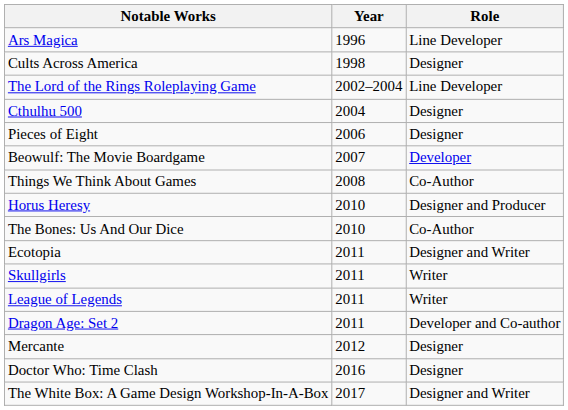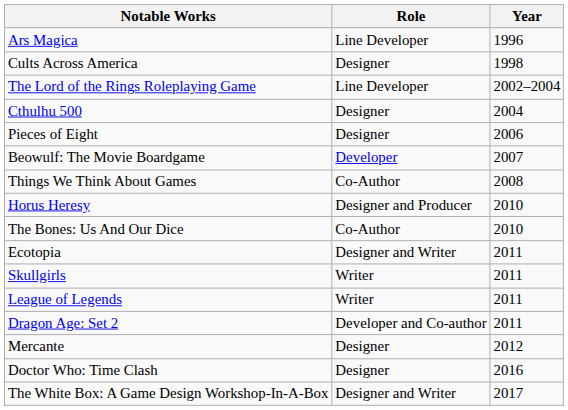columns swapped: (485, 16) <-> (369, 16)
